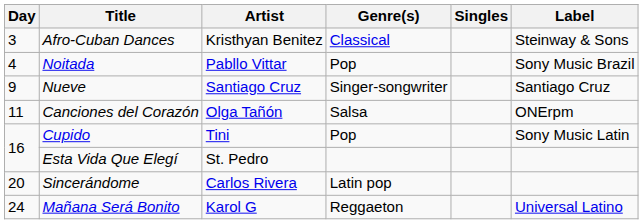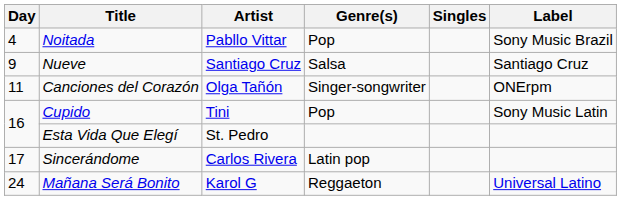- row: (109, 40)
(389, 87) Singer-songwriter -> (327, 64) Salsa
(349, 111) Salsa -> (367, 87) Singer-songwriter
(16, 183) 20 -> (16, 159) 17
